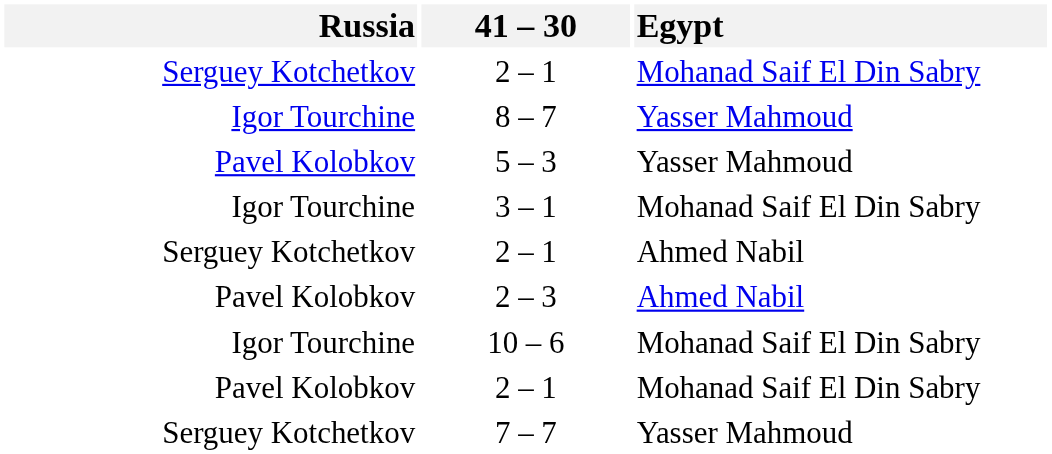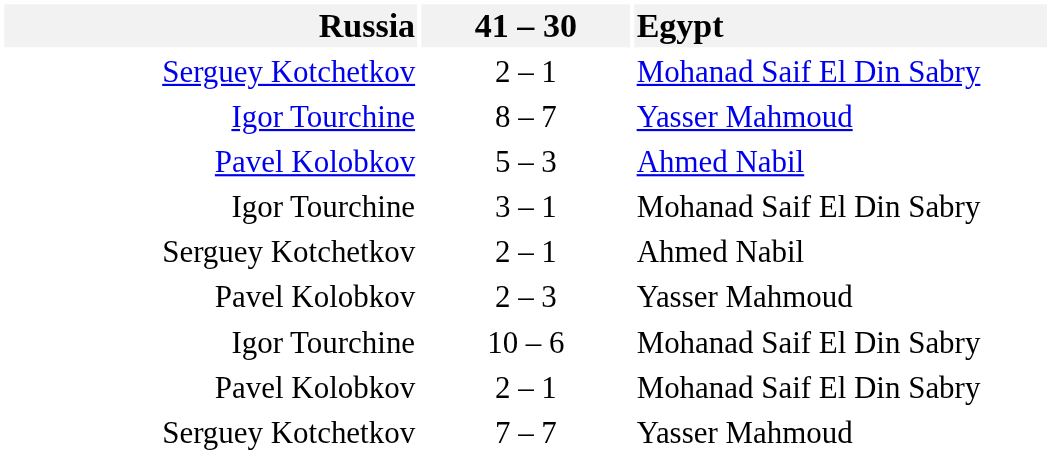(745, 161) Yasser Mahmoud -> (720, 161) Ahmed Nabil
(720, 297) Ahmed Nabil -> (745, 297) Yasser Mahmoud
